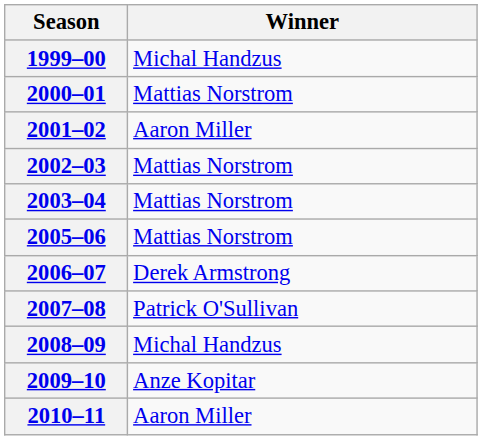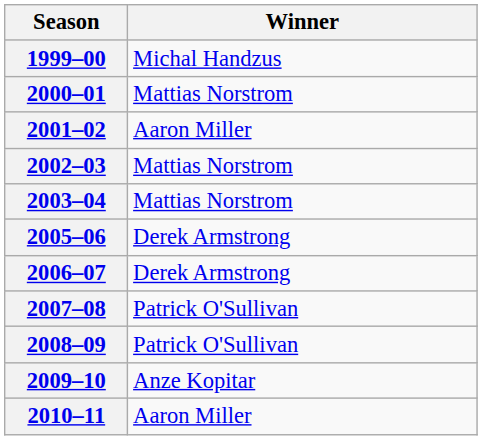(213, 237) Mattias Norstrom -> (212, 237) Derek Armstrong
(207, 344) Michal Handzus -> (216, 344) Patrick O'Sullivan
